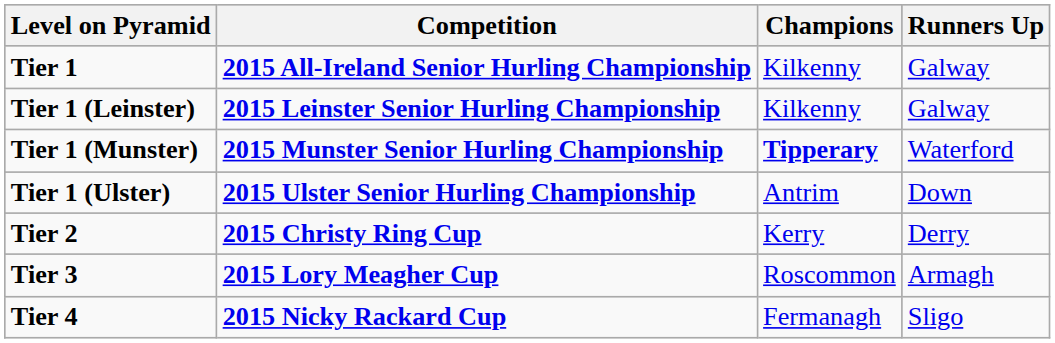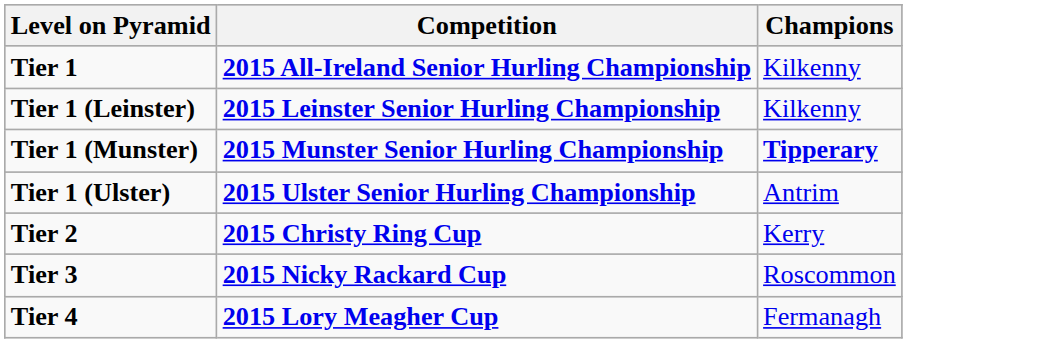- column: (976, 25)
(361, 274) 2015 Lory Meagher Cup -> (364, 274) 2015 Nicky Rackard Cup
(364, 316) 2015 Nicky Rackard Cup -> (361, 316) 2015 Lory Meagher Cup
